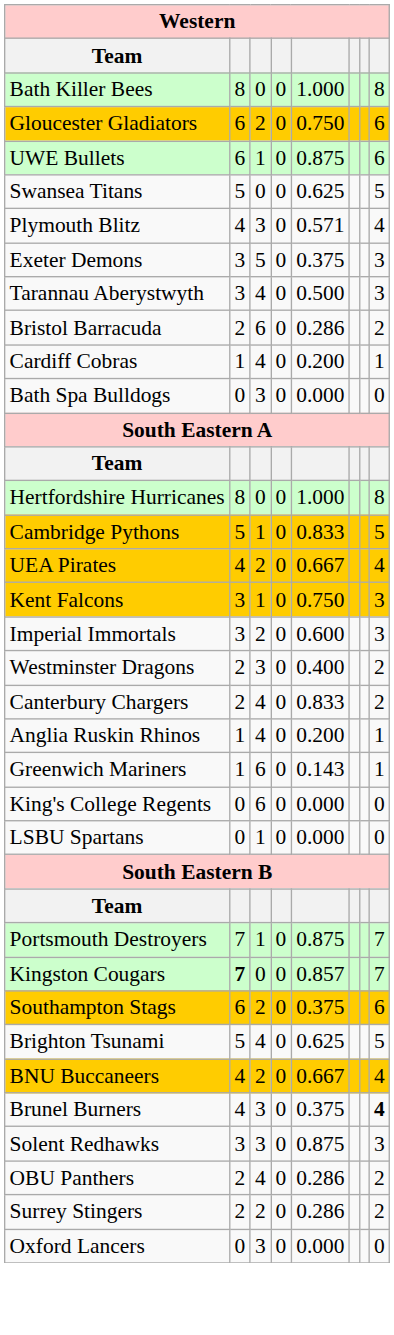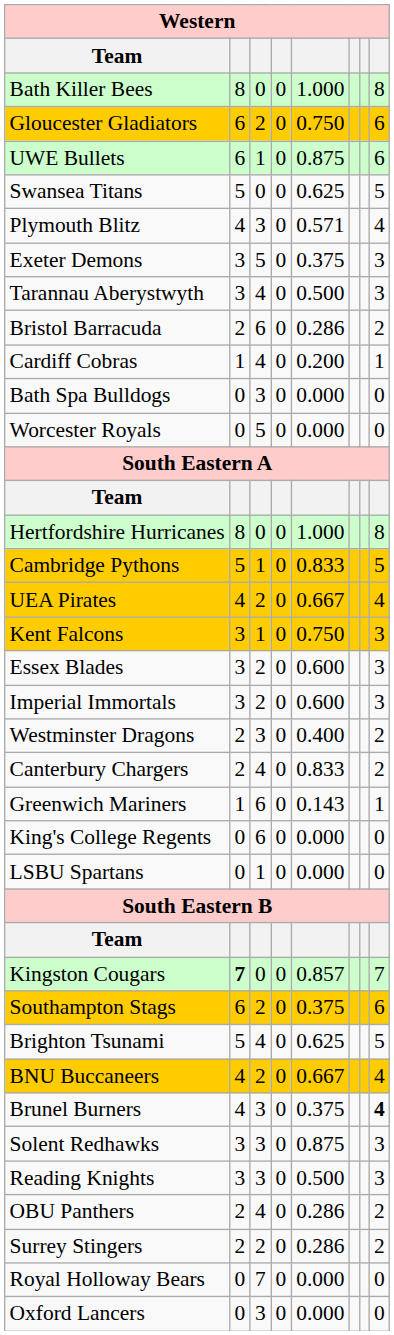+ row: (85, 429)
+ row: (66, 667)
- row: (105, 735)
- row: (108, 939)
+ row: (82, 1177)
+ row: (107, 1279)
